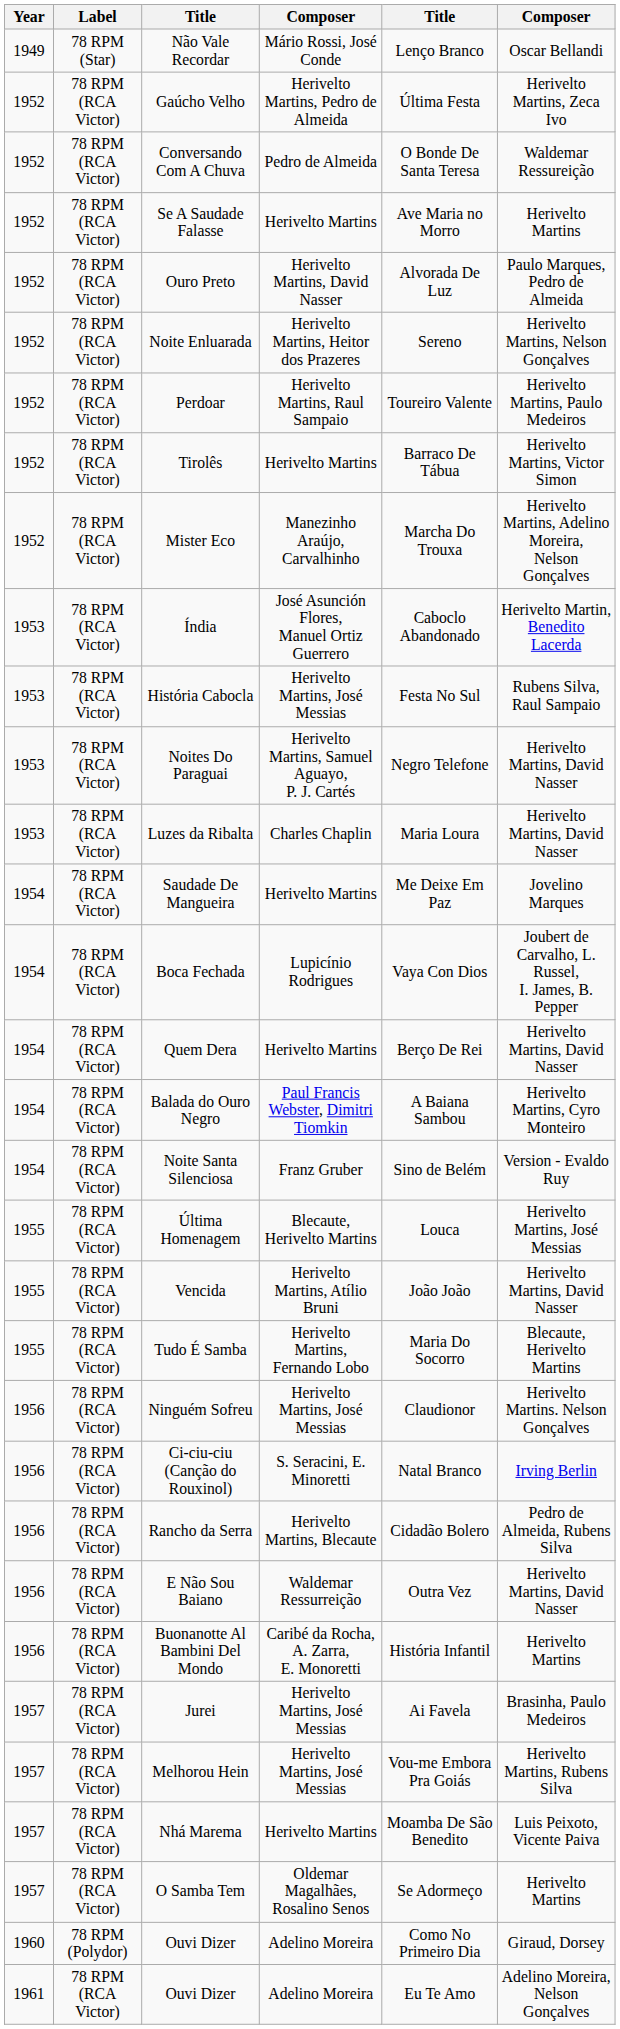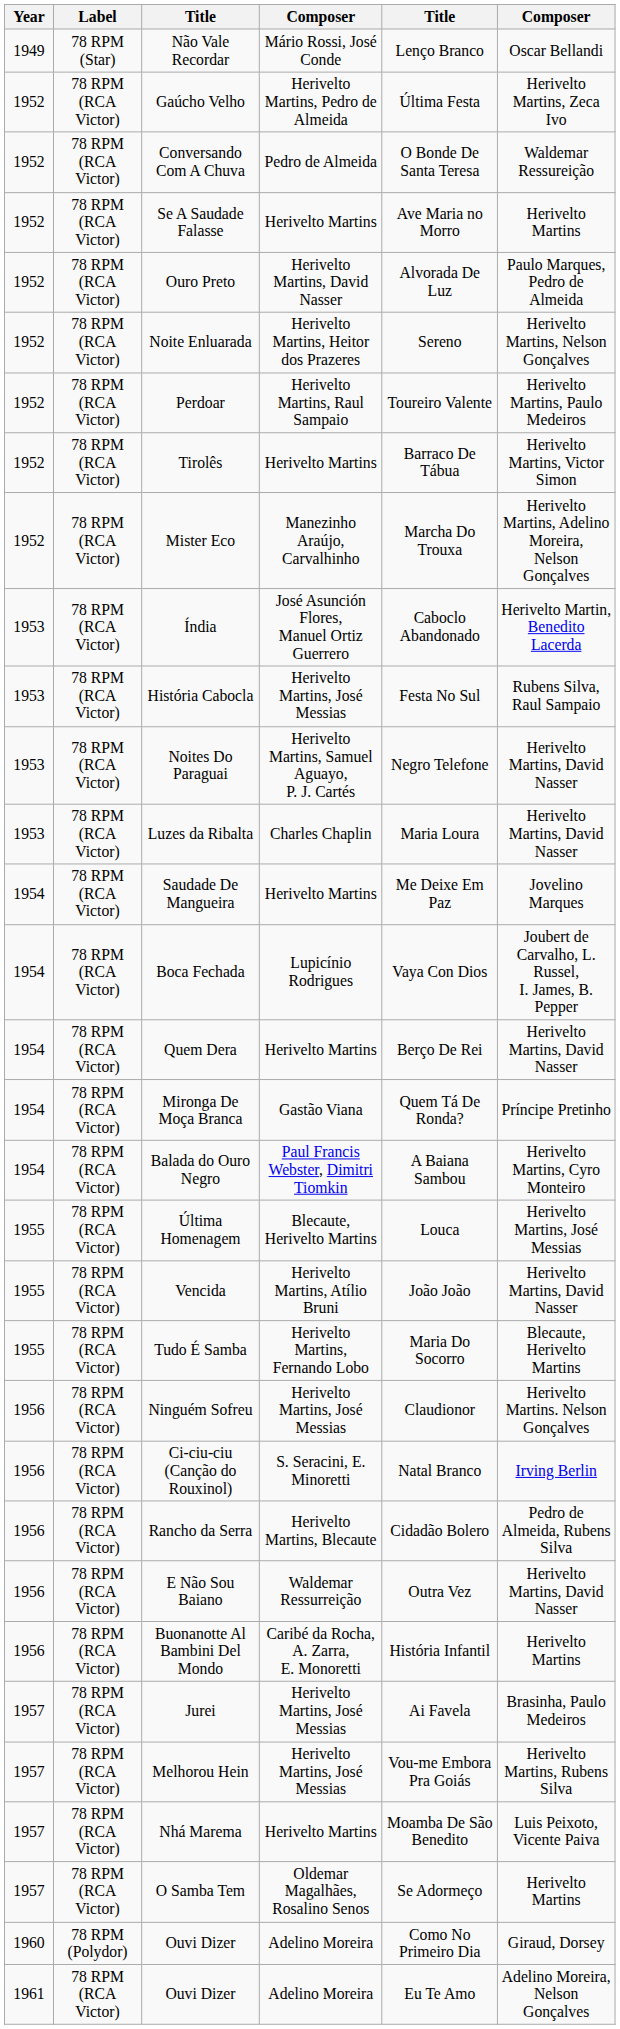+ row: (29, 1110)
- row: (29, 1170)
